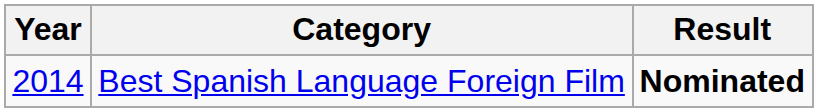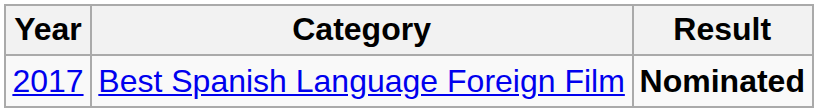(48, 80) 2014 -> (48, 80) 2017
